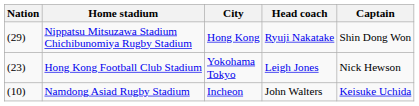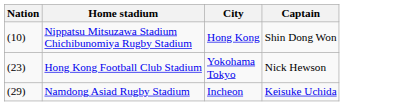- column: (300, 13)
(16, 37) (29) -> (16, 37) (10)
(16, 91) (10) -> (16, 91) (29)
